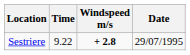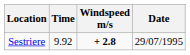(63, 41) 9.22 -> (63, 41) 9.92
